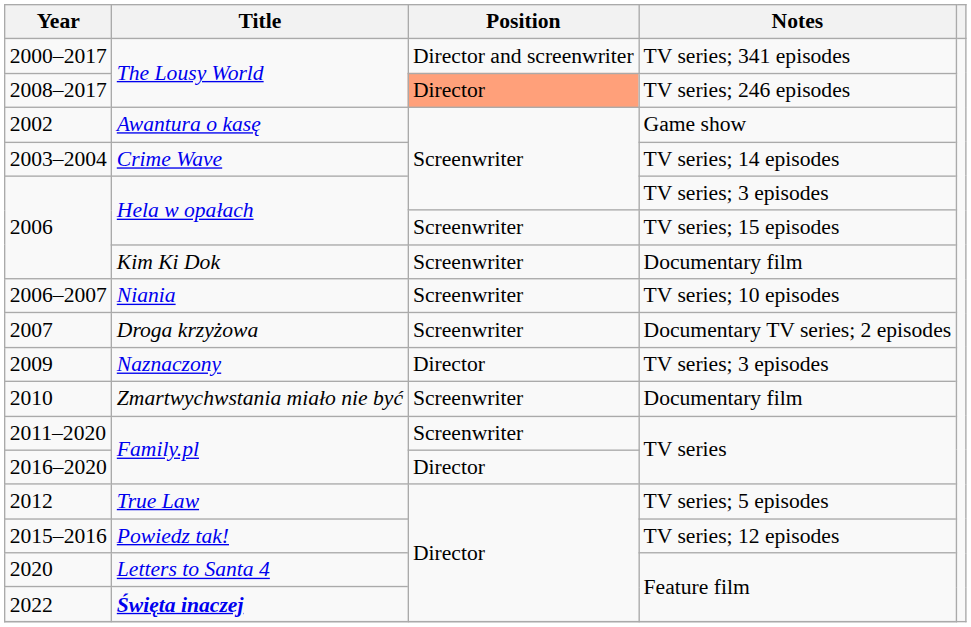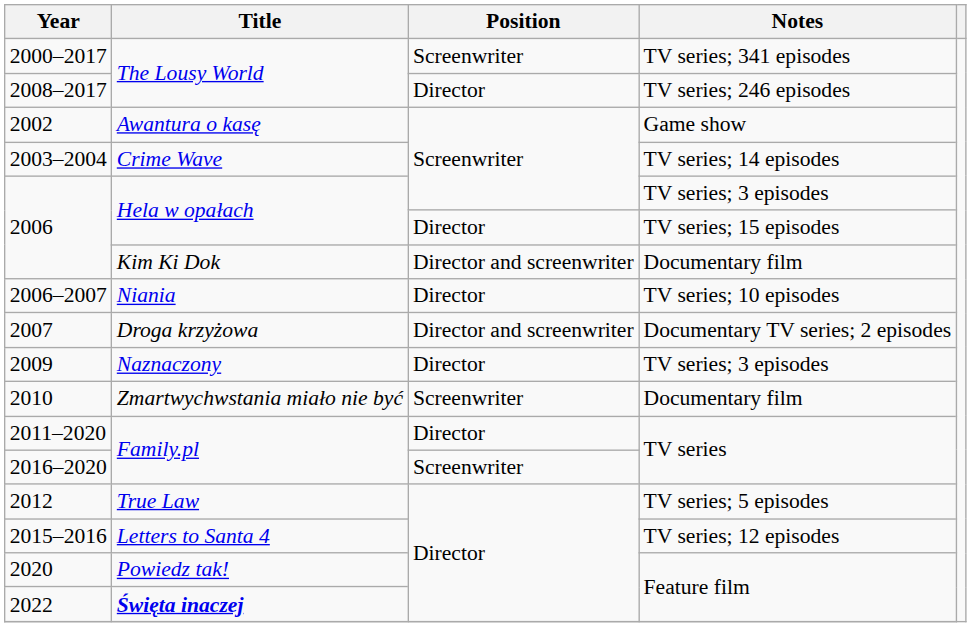(523, 55) Director and screenwriter -> (468, 55) Screenwriter
(449, 90) lightsalmon background -> (449, 90) no background
(468, 227) Screenwriter -> (449, 227) Director
(468, 261) Screenwriter -> (523, 261) Director and screenwriter
(468, 295) Screenwriter -> (449, 295) Director
(468, 329) Screenwriter -> (523, 329) Director and screenwriter
(468, 432) Screenwriter -> (449, 432) Director
(449, 466) Director -> (468, 466) Screenwriter
(173, 535) Powiedz tak! -> (193, 535) Letters to Santa 4
(193, 569) Letters to Santa 4 -> (173, 569) Powiedz tak!
